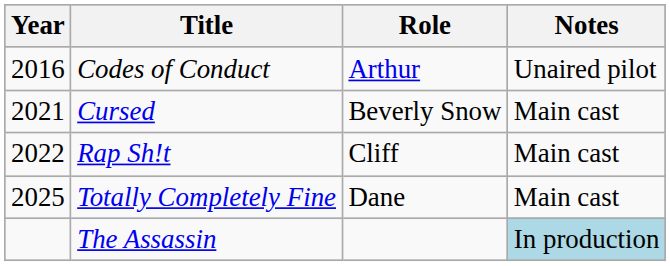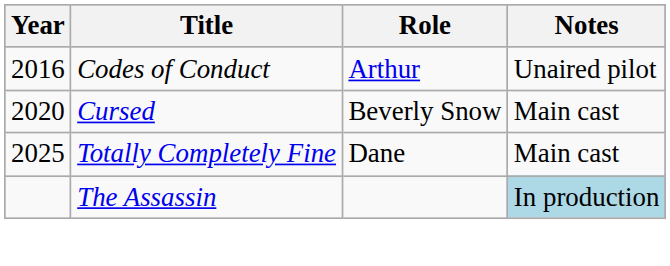(38, 111) 2021 -> (38, 111) 2020
- row: (124, 153)
